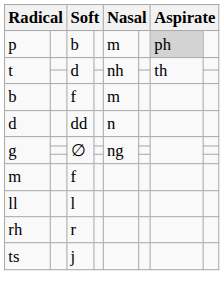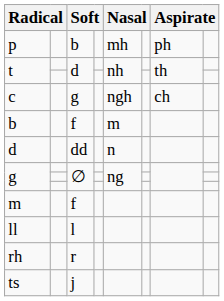(113, 44) m -> (118, 44) mh
(163, 44) lightgrey background -> (163, 44) no background
+ row: (12, 96)
